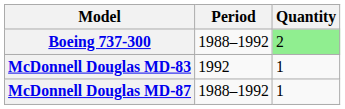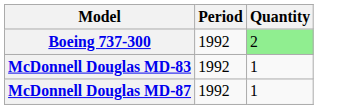(234, 41) 1988–1992 -> (214, 41) 1992
(234, 91) 1988–1992 -> (214, 91) 1992
